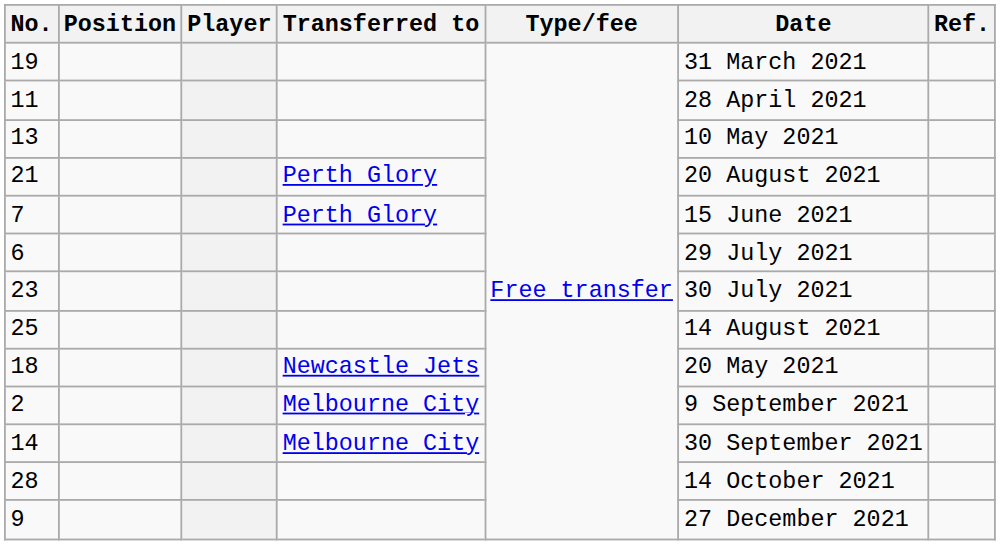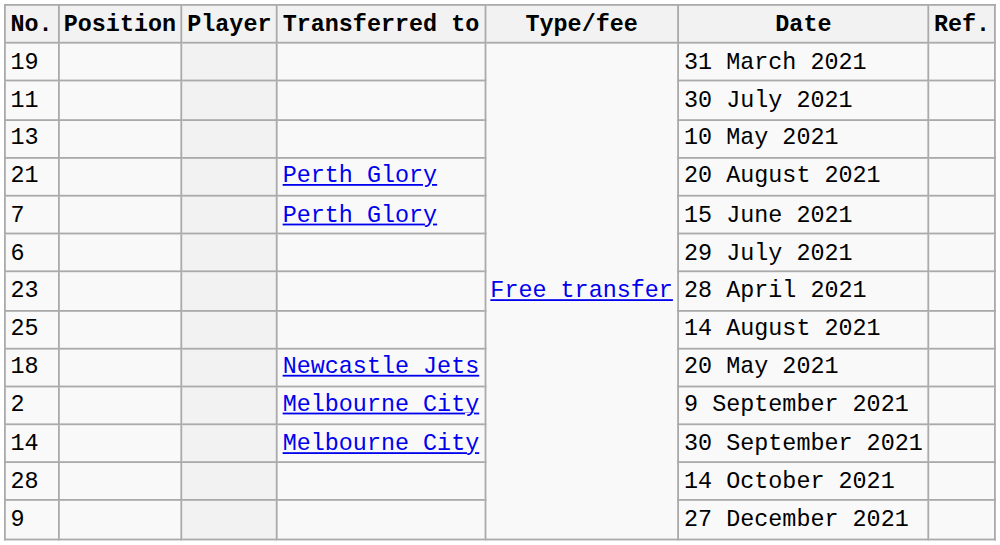(775, 100) 28 April 2021 -> (768, 100) 30 July 2021
(768, 291) 30 July 2021 -> (775, 291) 28 April 2021
